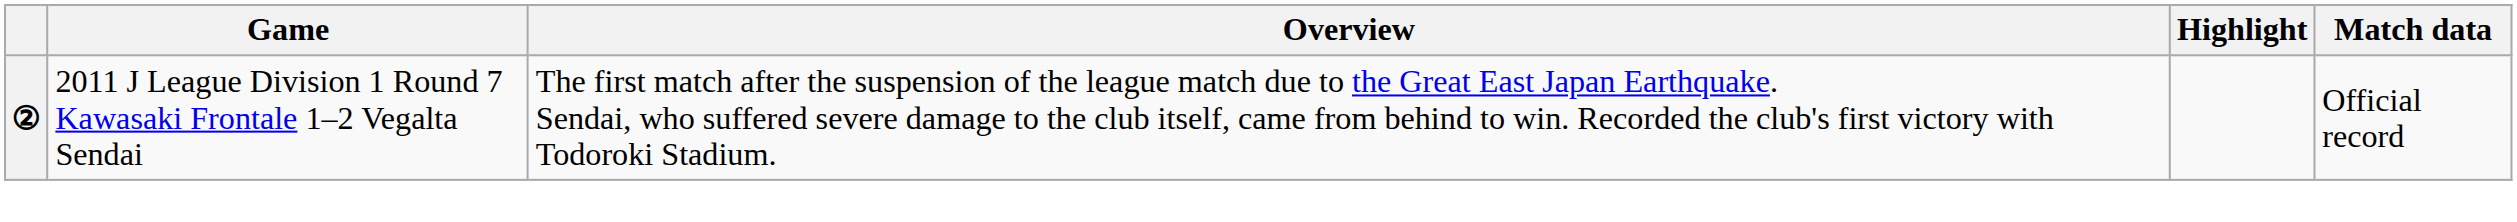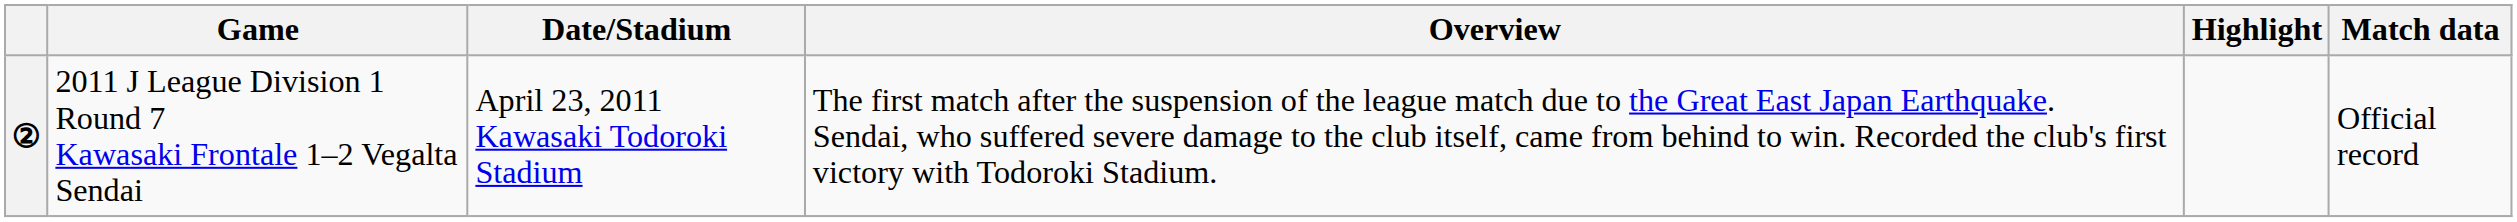+ column: (637, 30)
